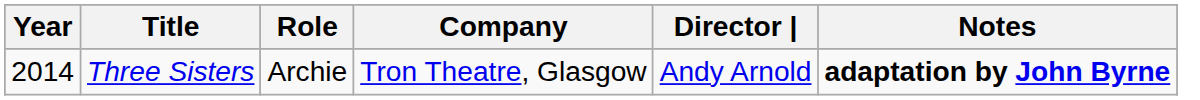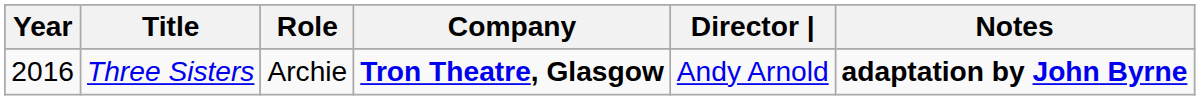(43, 71) 2014 -> (43, 71) 2016
(503, 71) normal -> (512, 71) bold
